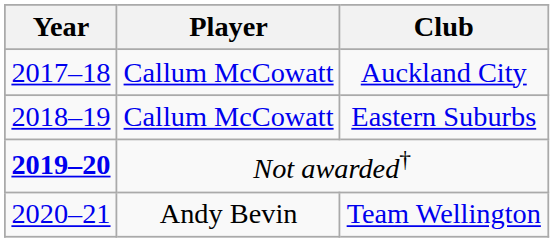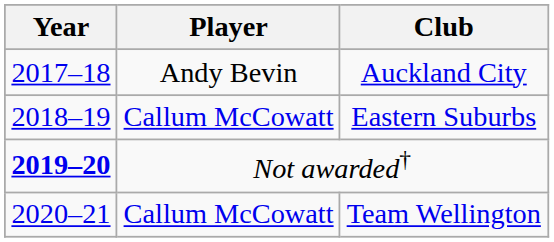(229, 71) Callum McCowatt -> (229, 71) Andy Bevin
(229, 214) Andy Bevin -> (229, 214) Callum McCowatt
